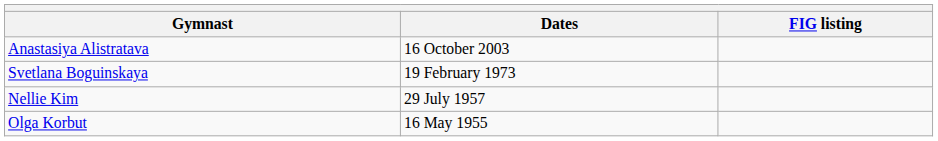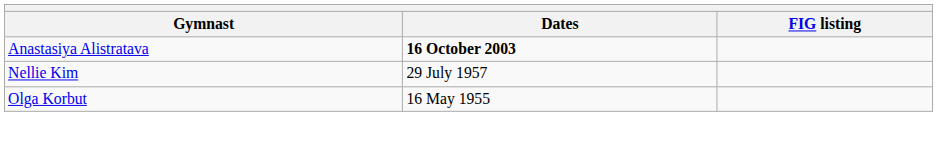(457, 49) normal -> (461, 49) bold
- row: (78, 73)
